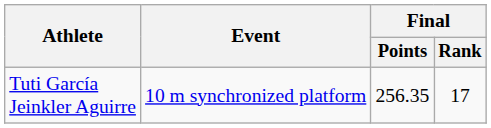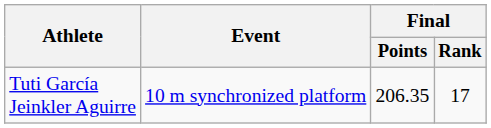(402, 95) 256.35 -> (402, 95) 206.35
